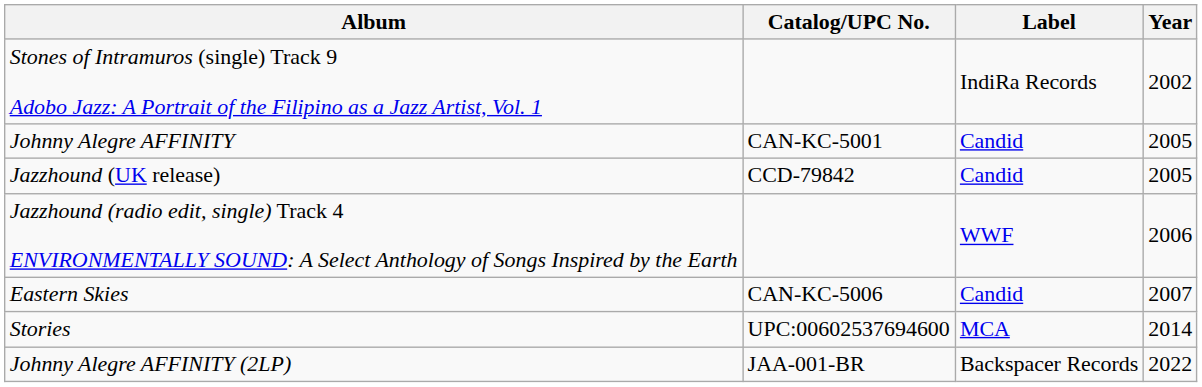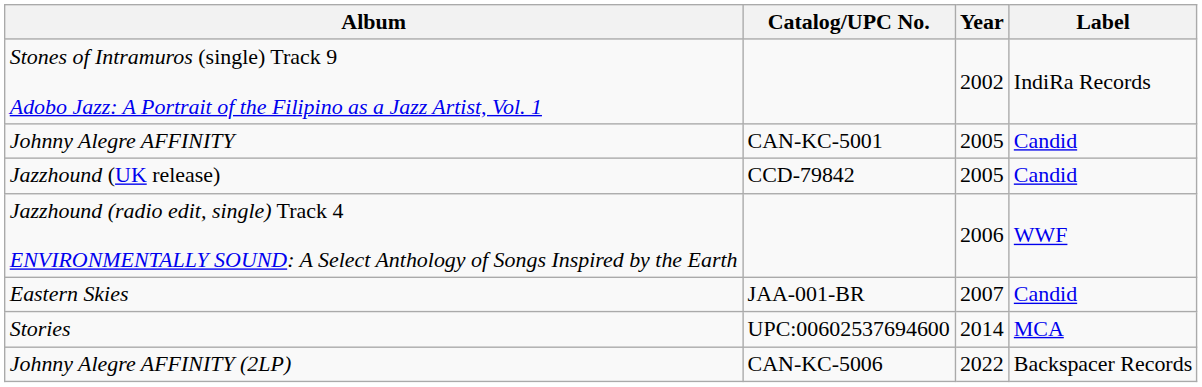columns swapped: (1049, 21) <-> (1170, 21)
(815, 294) CAN-KC-5006 -> (806, 294) JAA-001-BR
(806, 363) JAA-001-BR -> (815, 363) CAN-KC-5006
